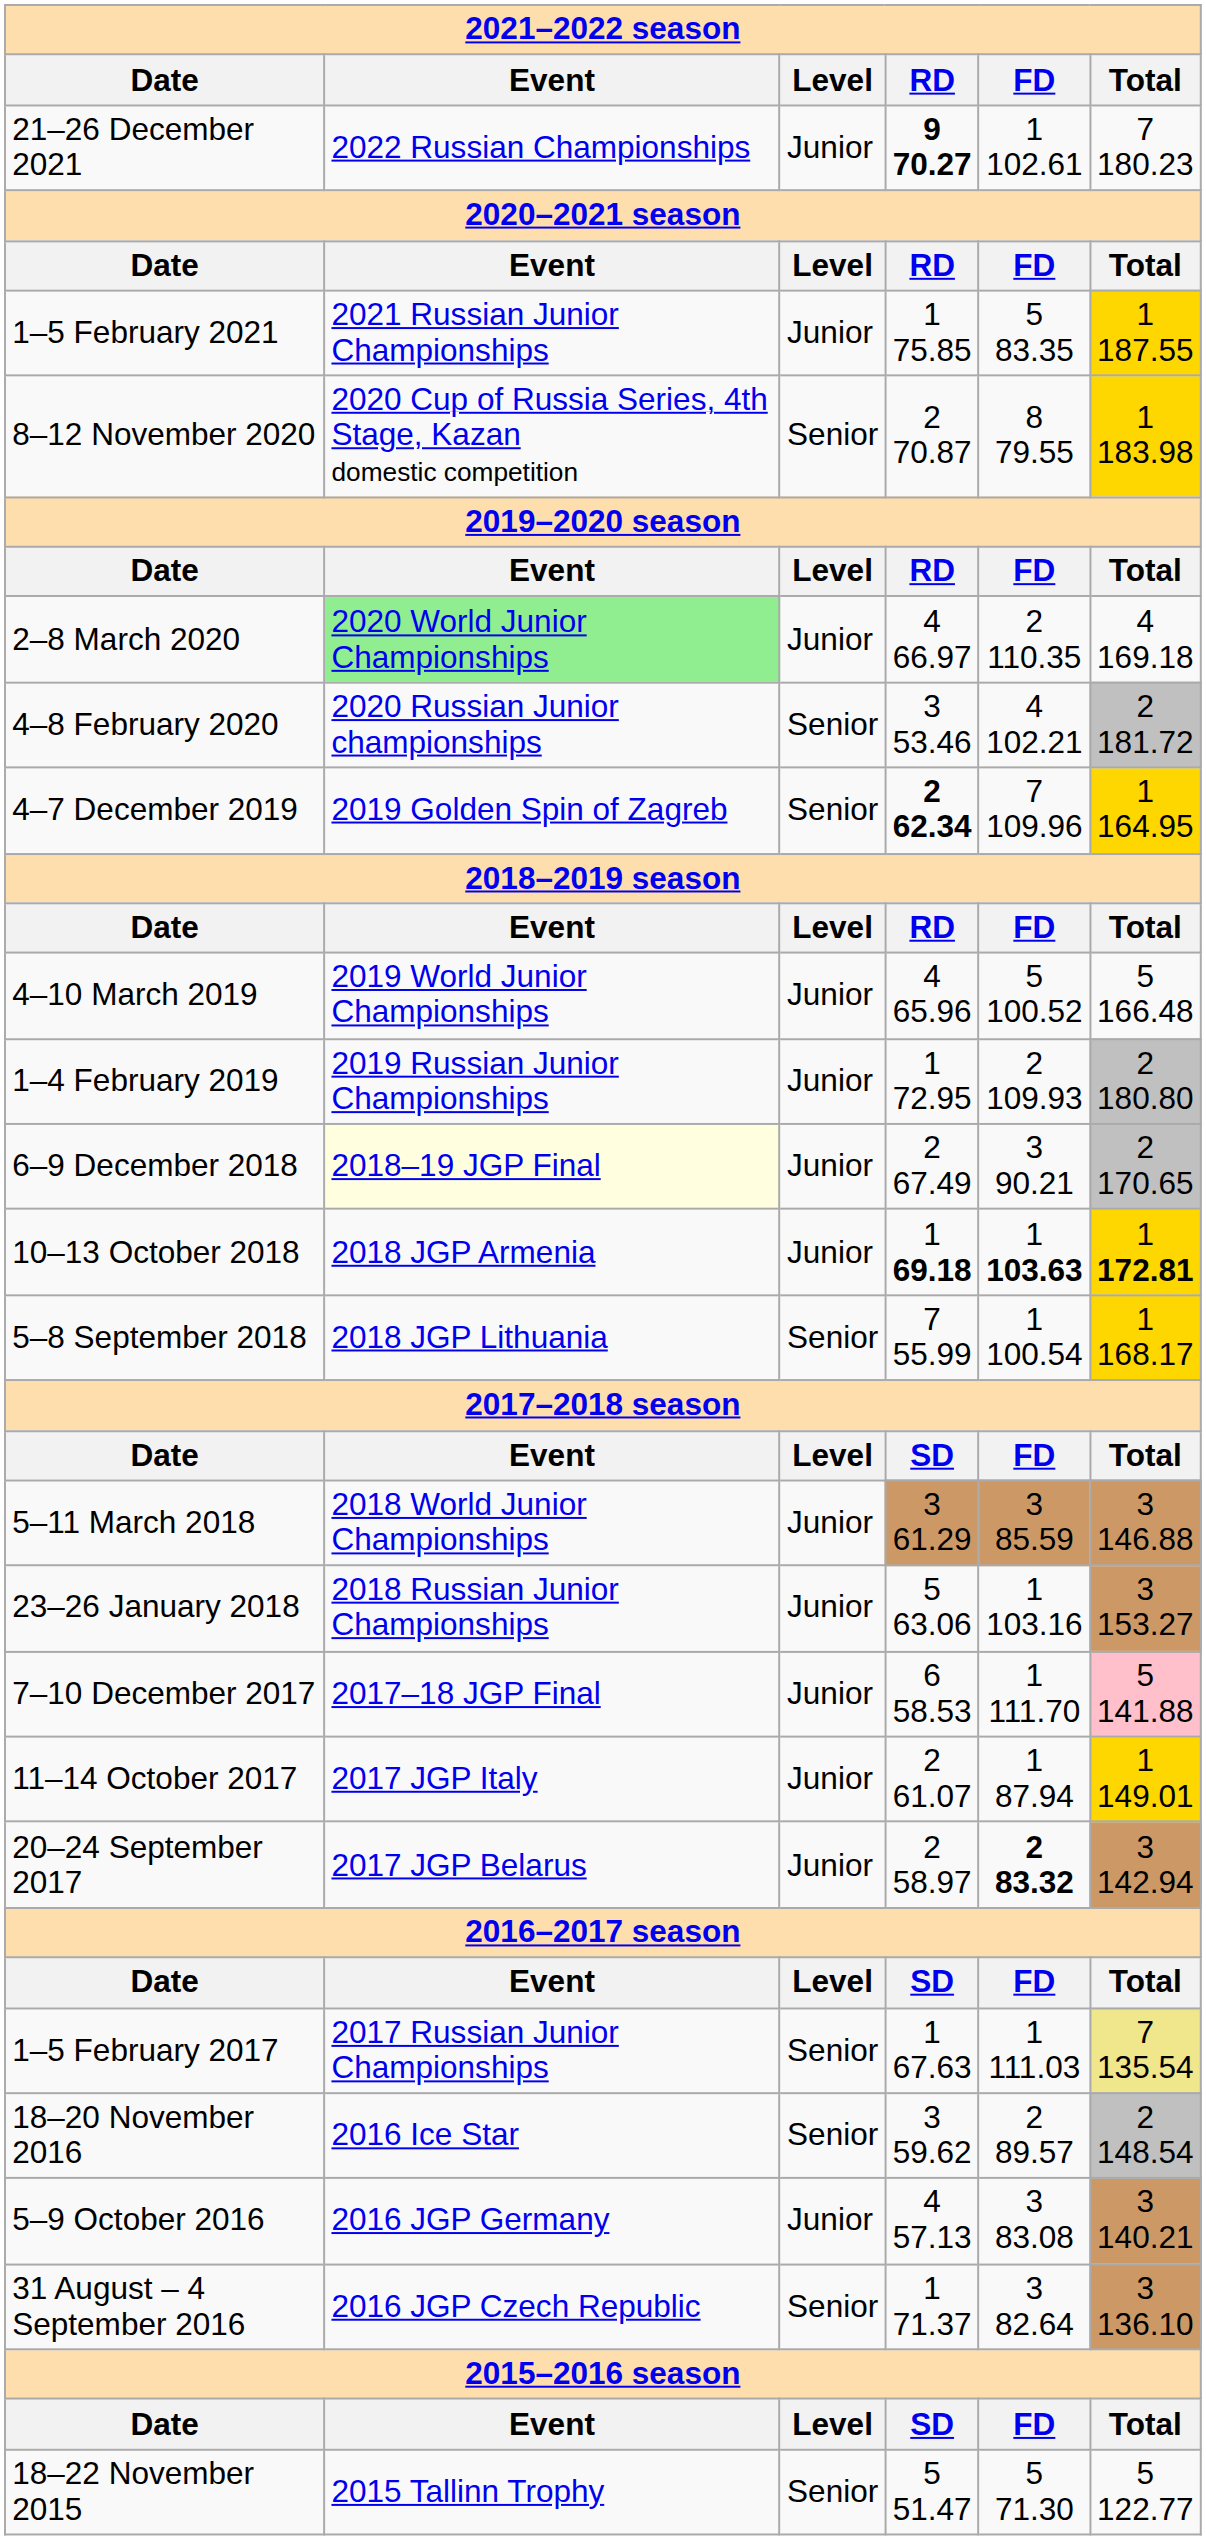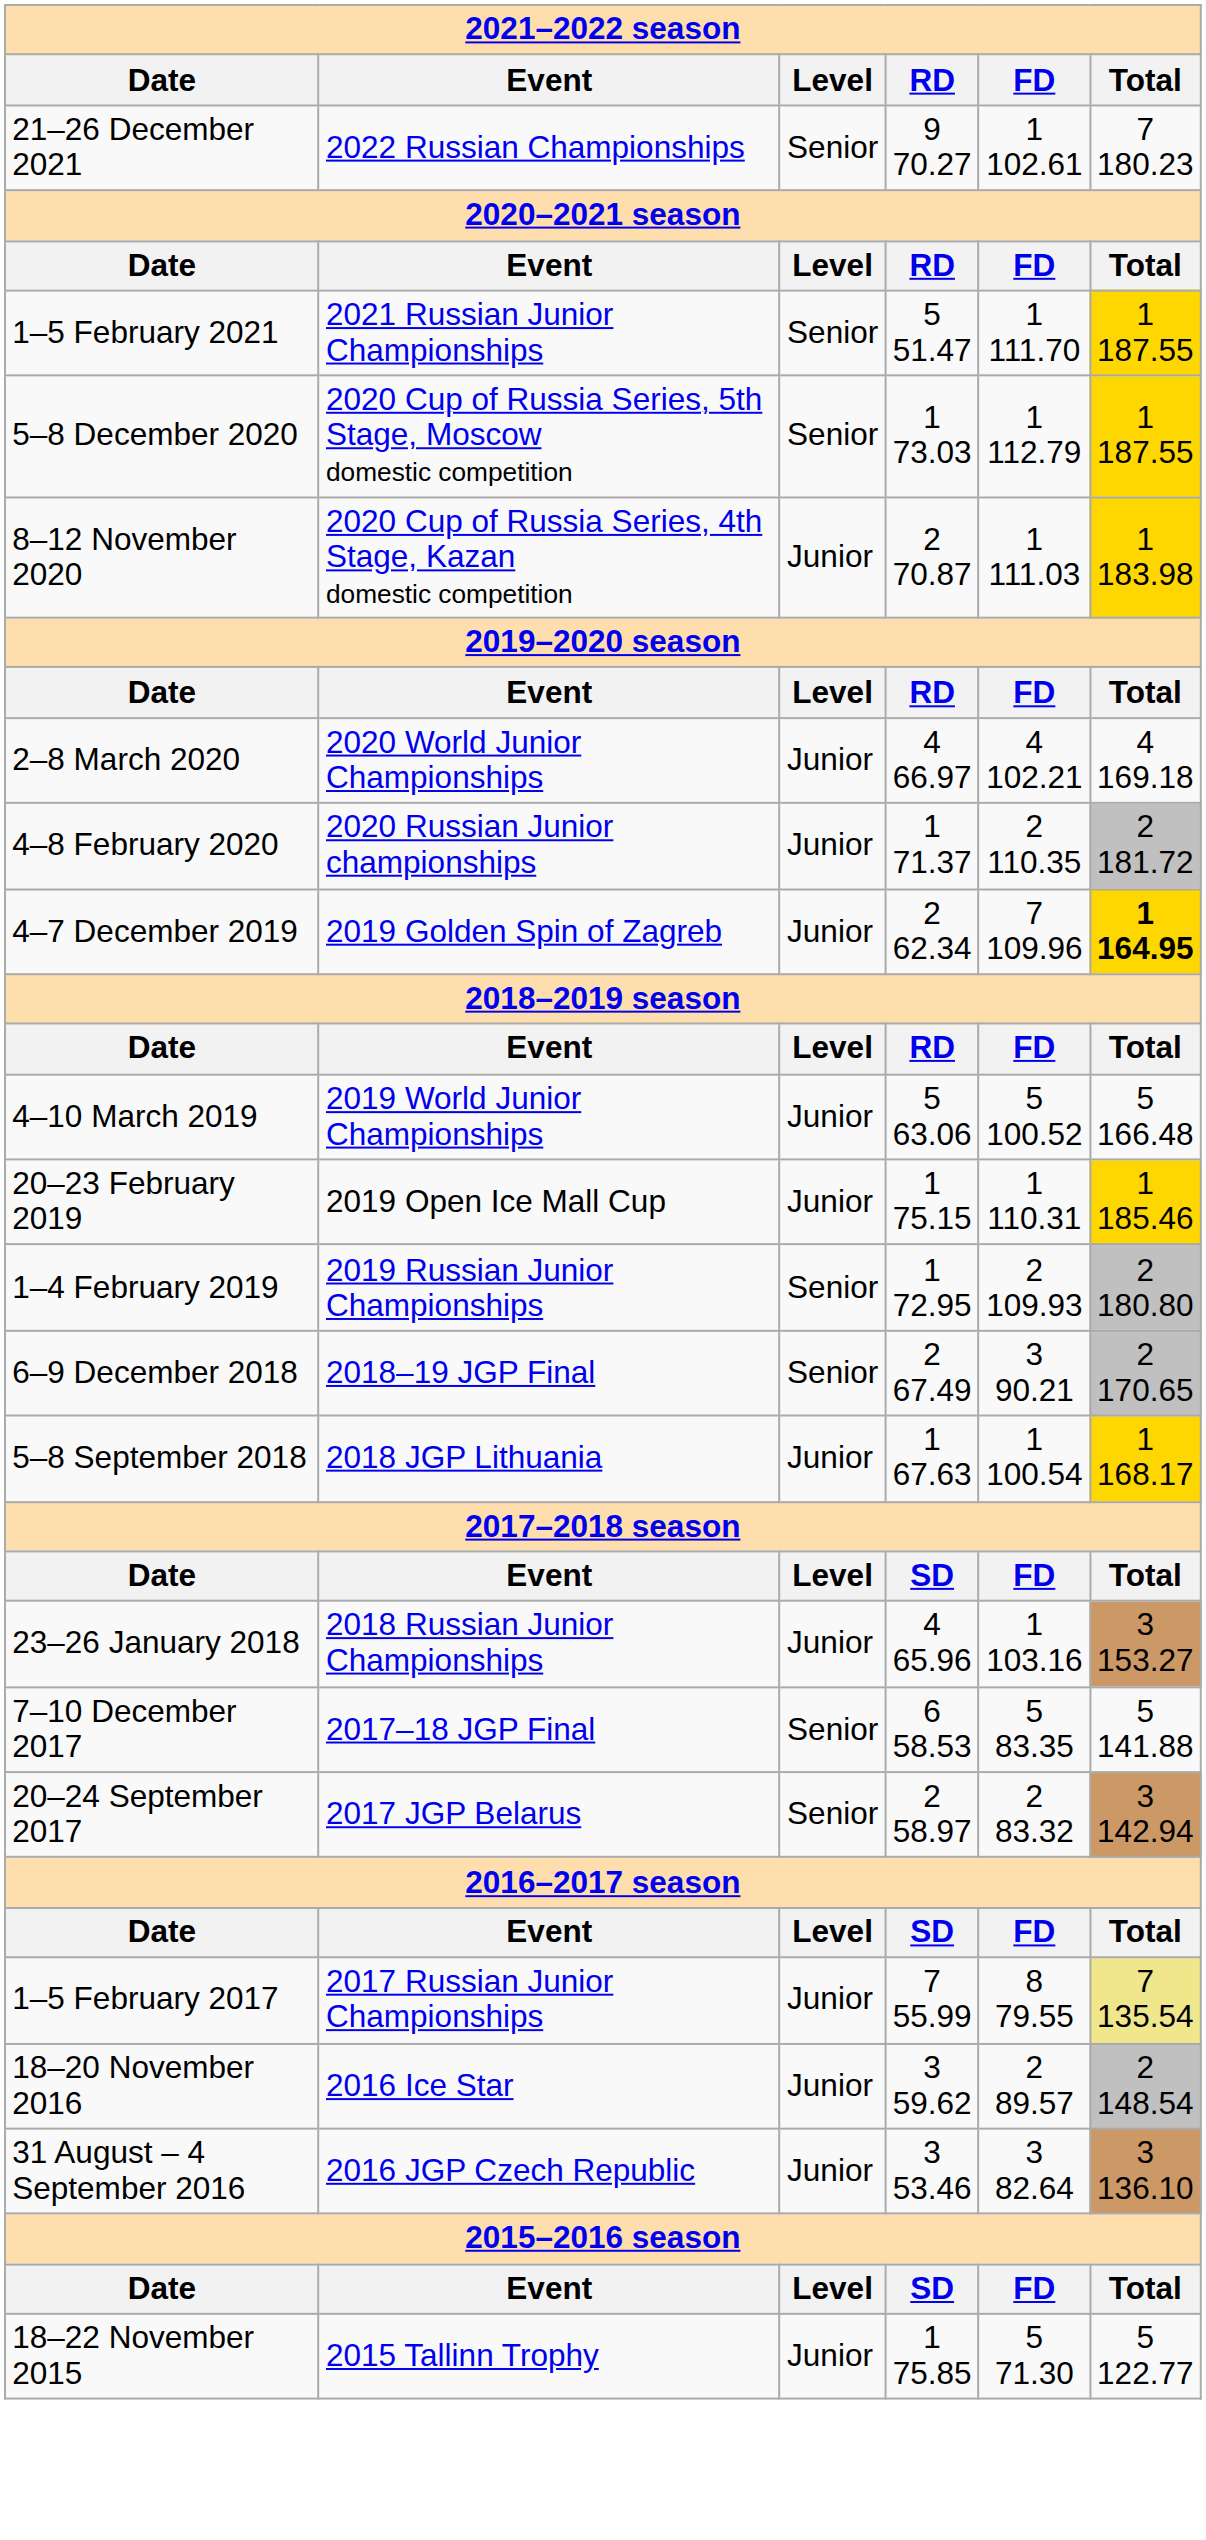(830, 147) Junior -> (833, 147) Senior
(932, 147) bold -> (932, 147) normal
(830, 332) Junior -> (833, 332) Senior
(932, 332) 1 75.85 -> (932, 332) 5 51.47
(1034, 332) 5 83.35 -> (1034, 332) 1 111.70
+ row: (155, 435)
(833, 435) Senior -> (830, 556) Junior
(1034, 435) 8 79.55 -> (1034, 556) 1 111.03
(459, 638) lightgreen background -> (454, 759) no background
(1034, 638) 2 110.35 -> (1034, 759) 4 102.21
(833, 724) Senior -> (830, 845) Junior
(932, 724) 3 53.46 -> (932, 845) 1 71.37
(1034, 724) 4 102.21 -> (1034, 845) 2 110.35
(833, 809) Senior -> (830, 930) Junior
(932, 809) bold -> (932, 930) normal
(1145, 809) normal -> (1145, 930) bold
(932, 995) 4 65.96 -> (932, 1116) 5 63.06
+ row: (124, 1201)
(830, 1080) Junior -> (833, 1287) Senior
(466, 1166) lightyellow background -> (461, 1372) no background
(830, 1166) Junior -> (833, 1372) Senior
- row: (156, 1251)
(833, 1337) Senior -> (830, 1457) Junior
(932, 1337) 7 55.99 -> (932, 1457) 1 67.63
- row: (134, 1522)
(932, 1607) 5 63.06 -> (932, 1643) 4 65.96
(830, 1693) Junior -> (833, 1728) Senior
(1034, 1693) 1 111.70 -> (1034, 1728) 5 83.35
(1145, 1693) pink background -> (1145, 1728) no background
- row: (155, 1778)
(830, 1864) Junior -> (833, 1814) Senior
(1034, 1864) bold -> (1034, 1814) normal
(833, 2049) Senior -> (830, 1999) Junior
(932, 2049) 1 67.63 -> (932, 1999) 7 55.99
(1034, 2049) 1 111.03 -> (1034, 1999) 8 79.55
(833, 2135) Senior -> (830, 2085) Junior
- row: (138, 2220)
(833, 2306) Senior -> (830, 2170) Junior
(932, 2306) 1 71.37 -> (932, 2170) 3 53.46
(833, 2491) Senior -> (830, 2356) Junior
(932, 2491) 5 51.47 -> (932, 2356) 1 75.85
